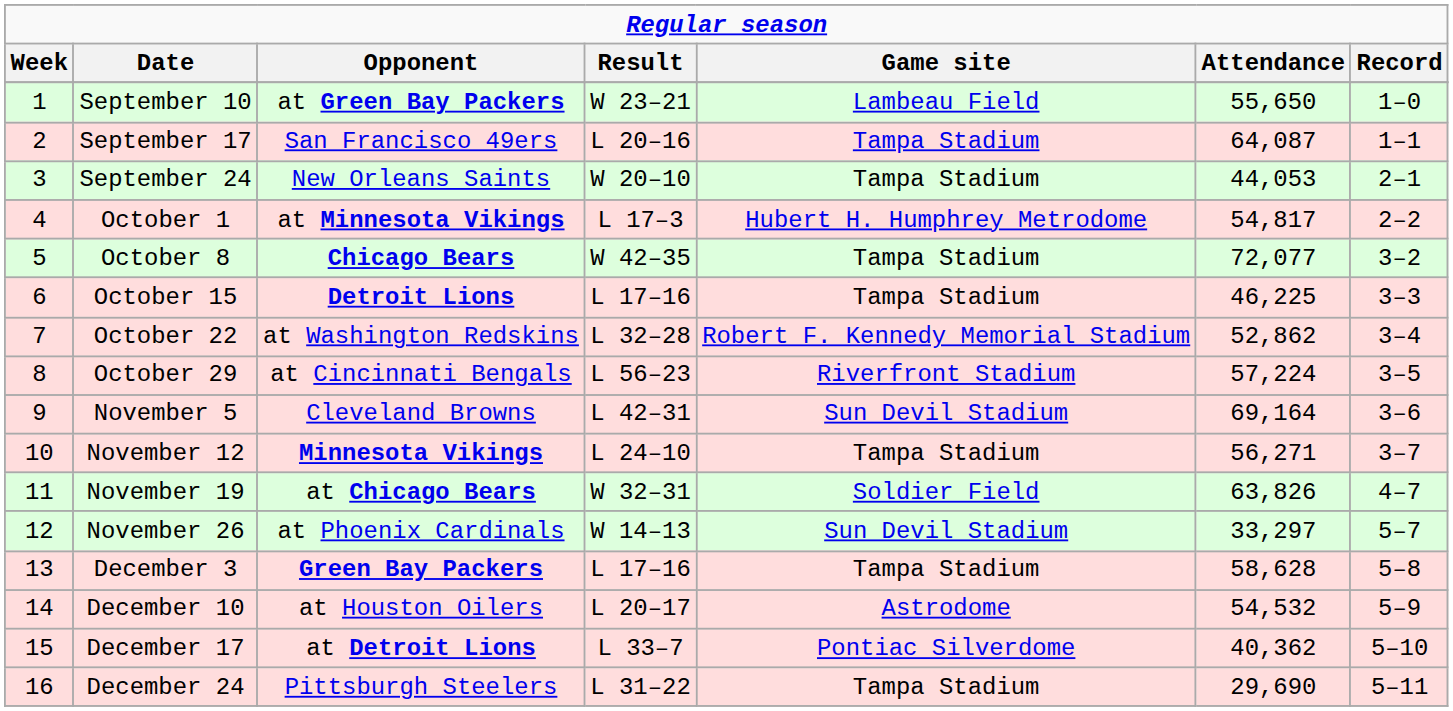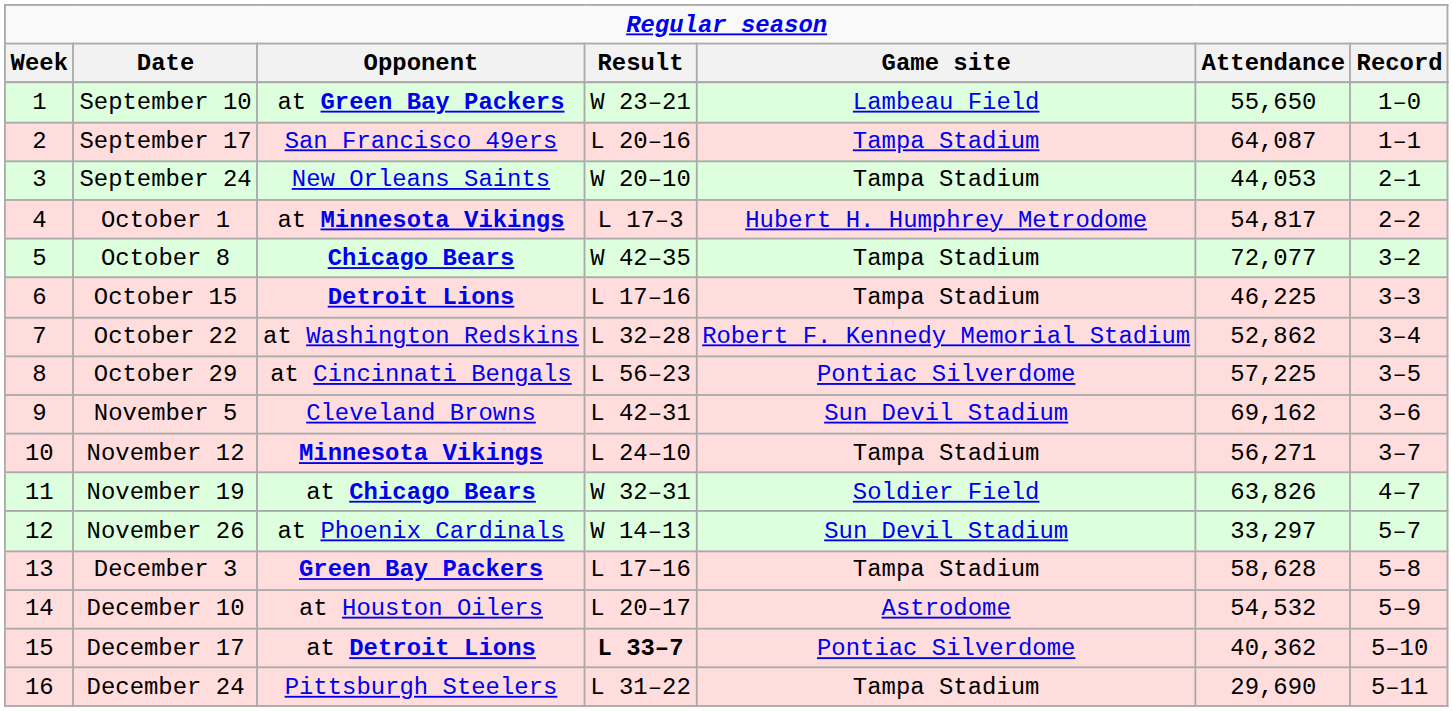(946, 375) Riverfront Stadium -> (946, 375) Pontiac Silverdome
(1273, 375) 57,224 -> (1273, 375) 57,225
(1273, 414) 69,164 -> (1273, 414) 69,162
(641, 648) normal -> (641, 648) bold
